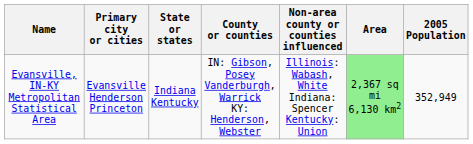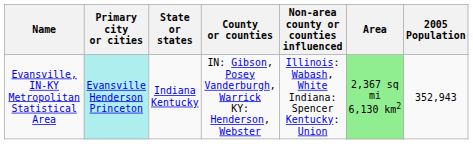(116, 97) no background -> (116, 97) paleturquoise background
(436, 97) 352,949 -> (436, 97) 352,943
